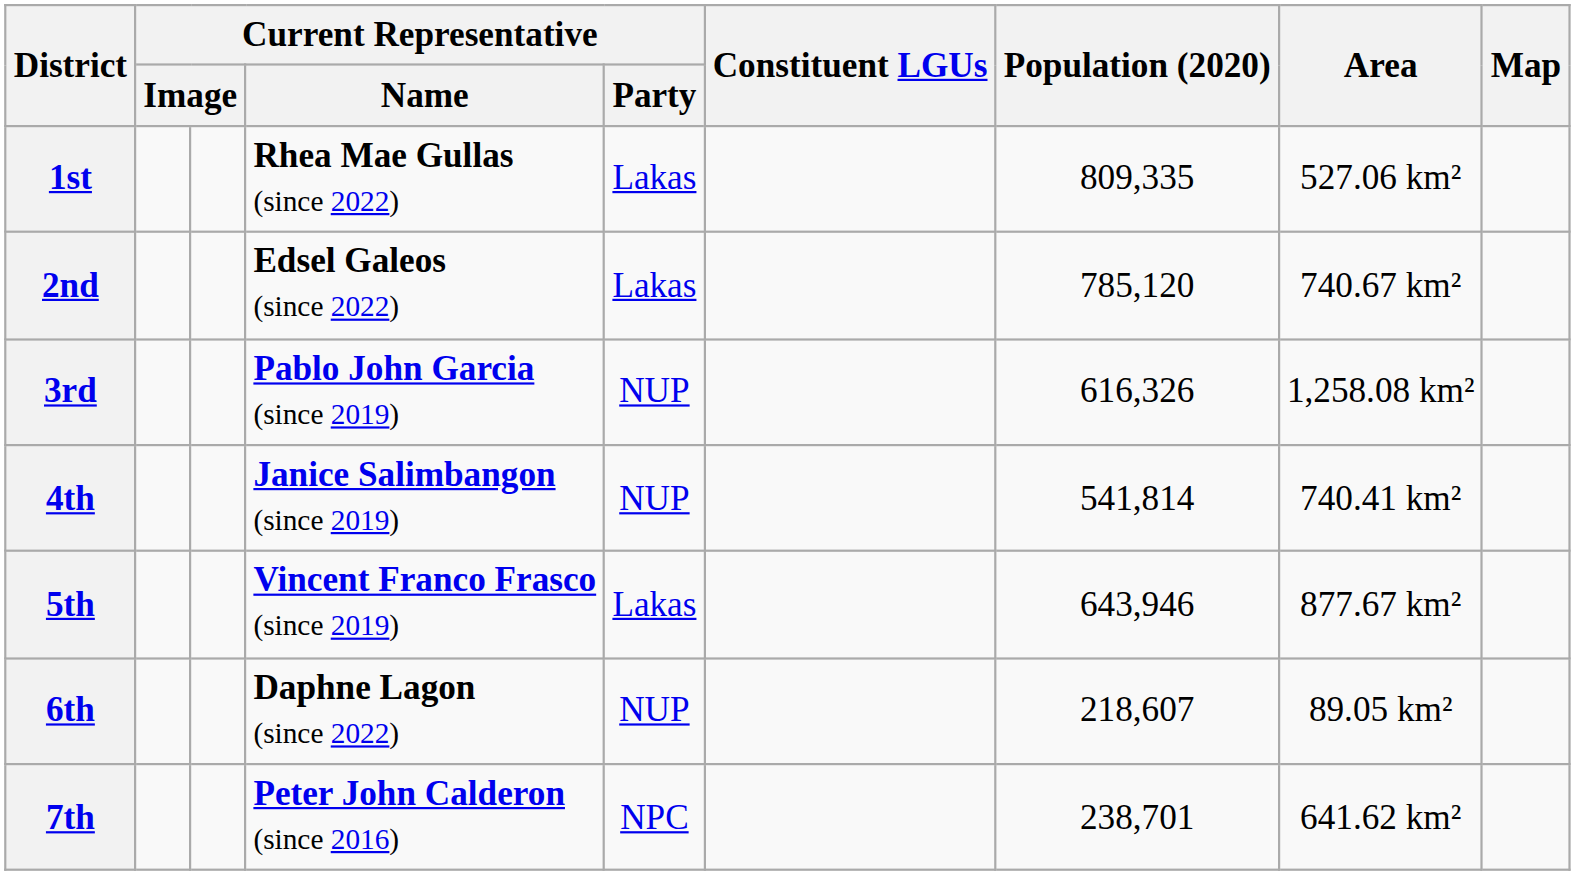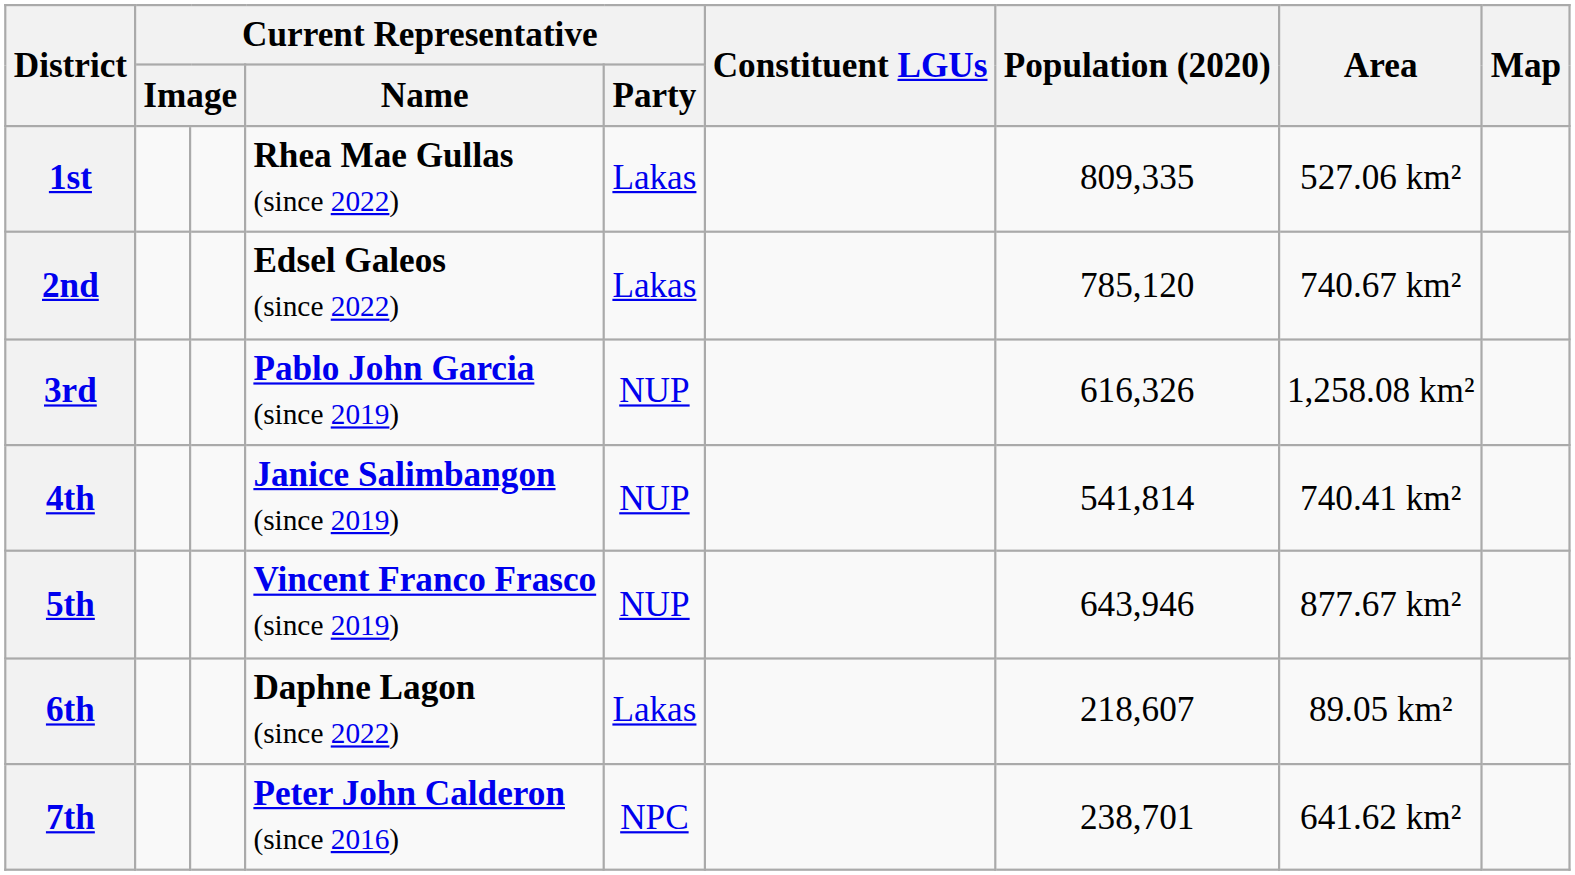(654, 603) Lakas -> (654, 603) NUP
(654, 710) NUP -> (654, 710) Lakas
